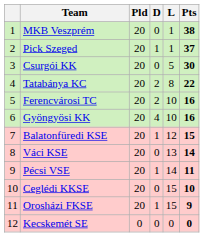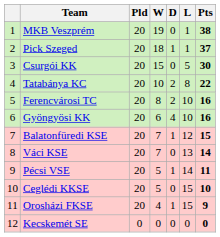+ column: (158, 13)
